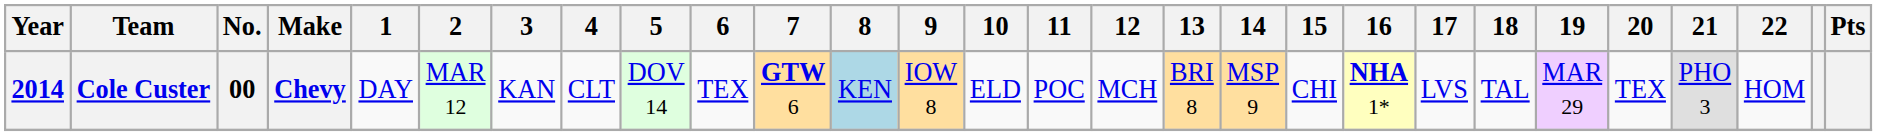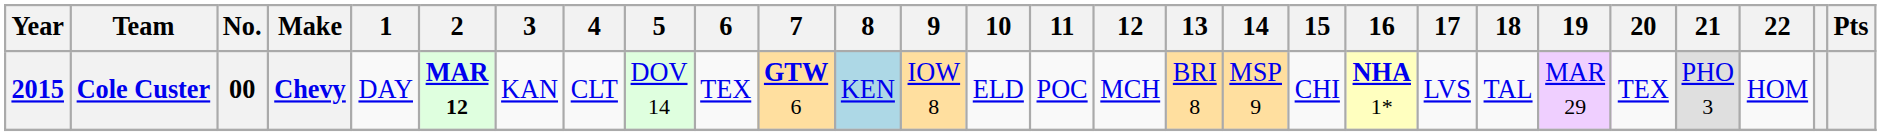(38, 89) 2014 -> (38, 89) 2015
(456, 88) normal -> (457, 89) bold
